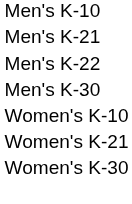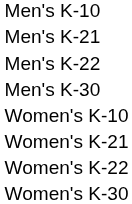+ row: (67, 168)
